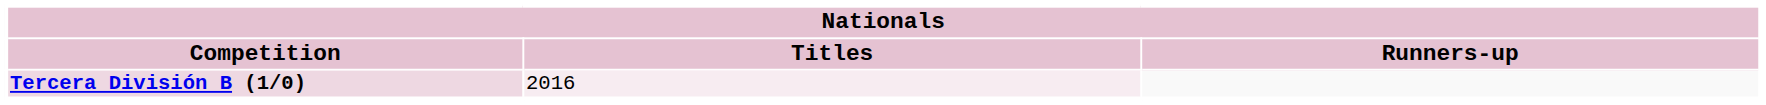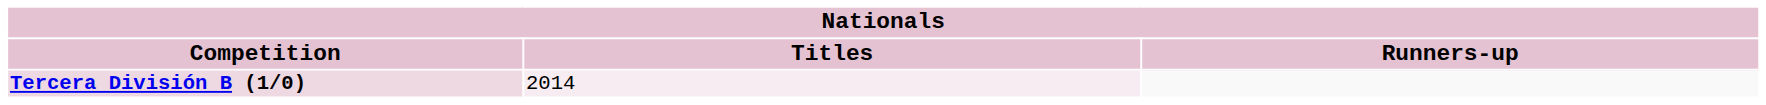(551, 84) 2016 -> (551, 84) 2014
